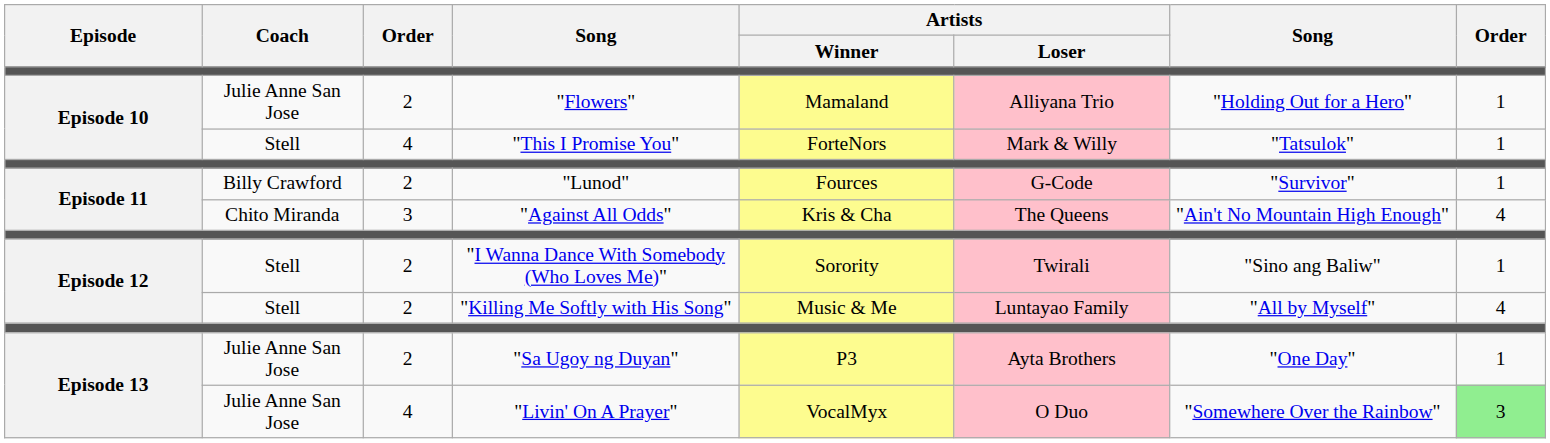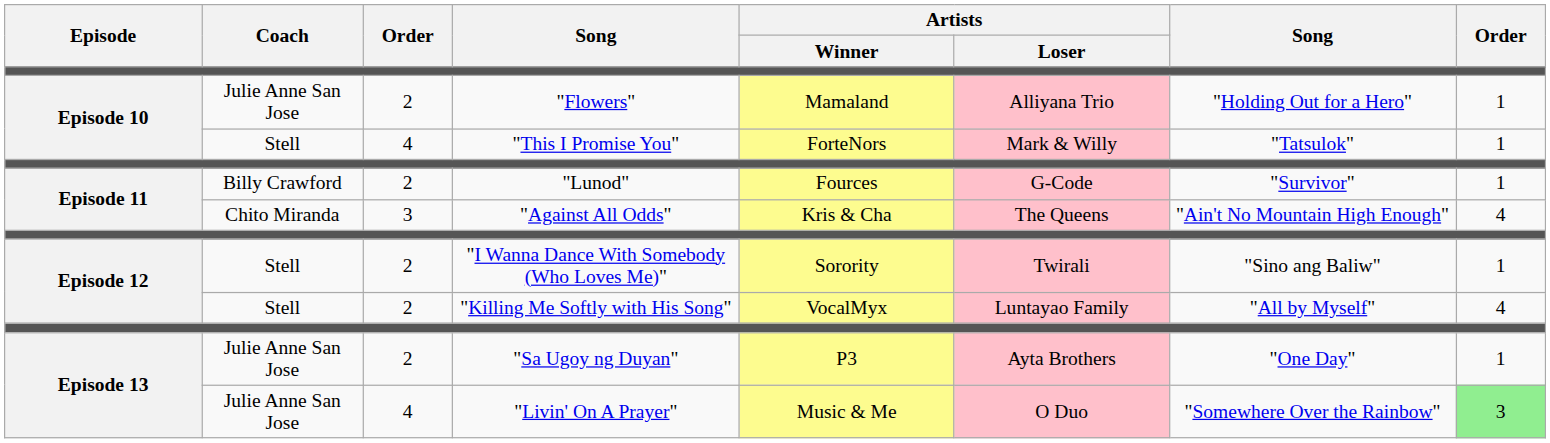(847, 307) Music & Me -> (847, 307) VocalMyx
(847, 411) VocalMyx -> (847, 411) Music & Me
